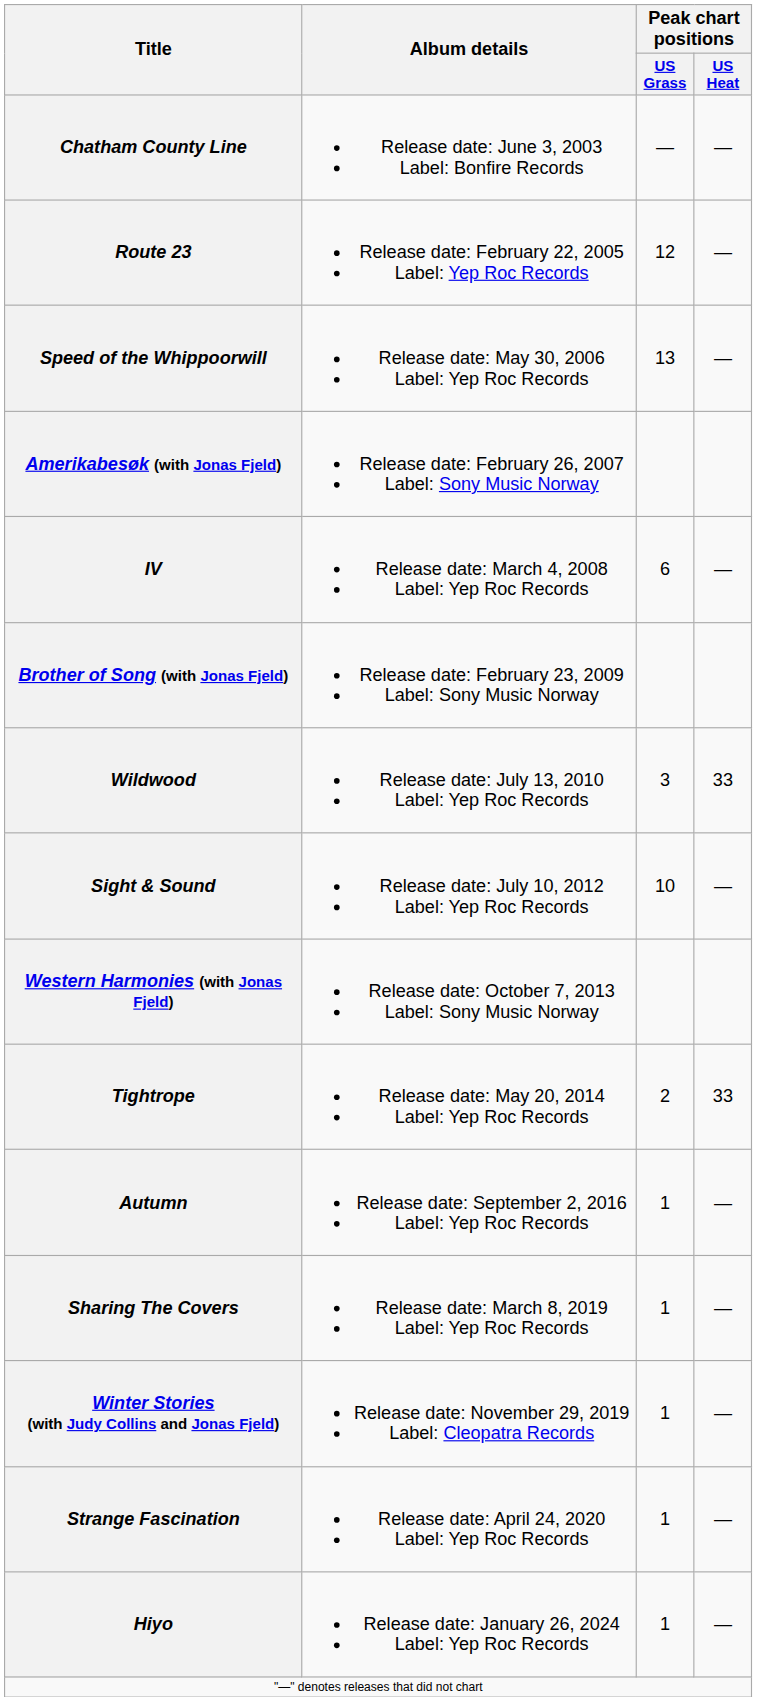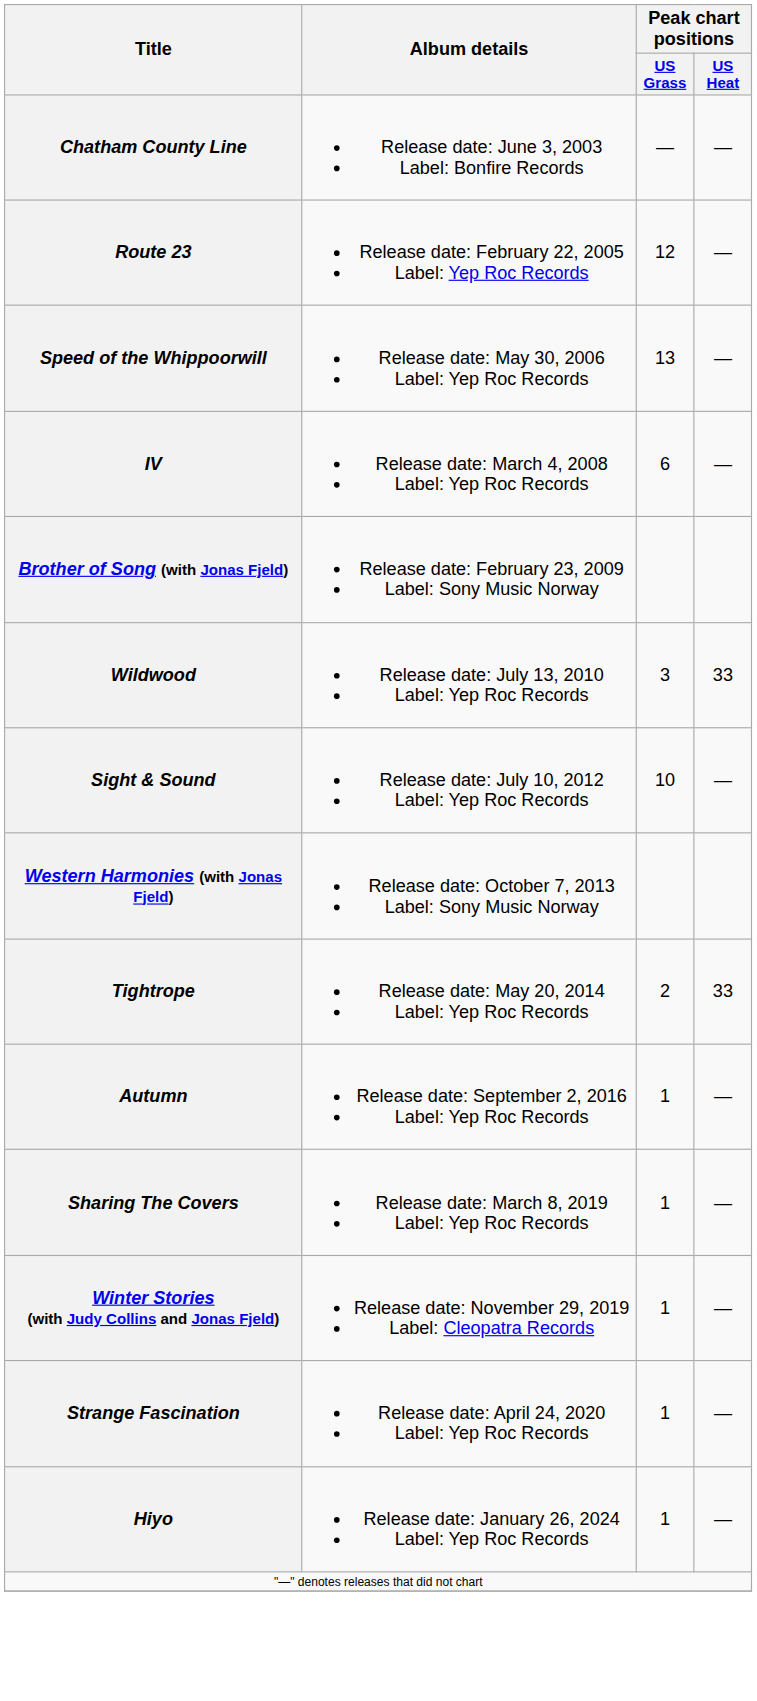- row: (153, 463)
